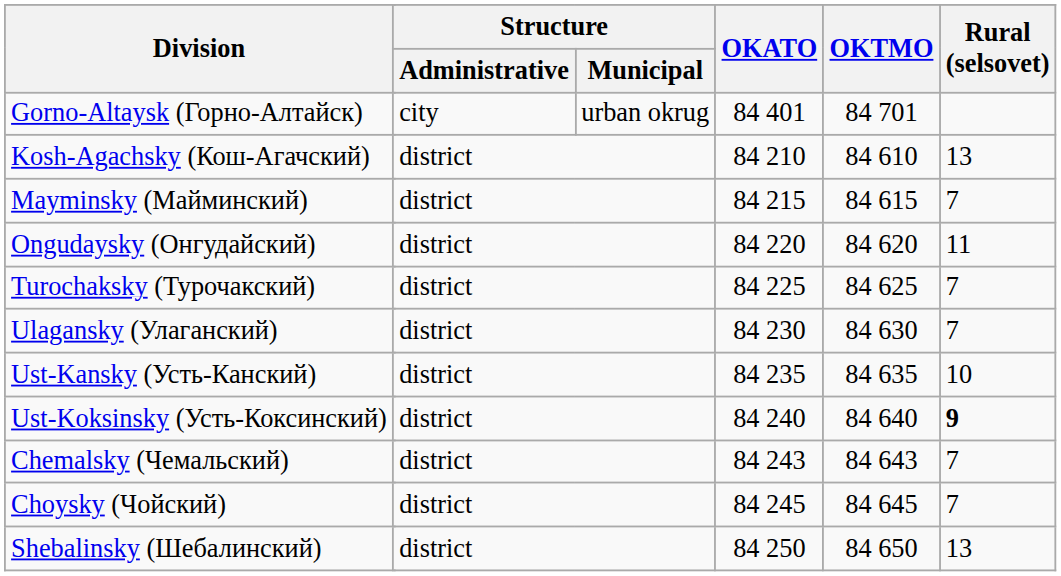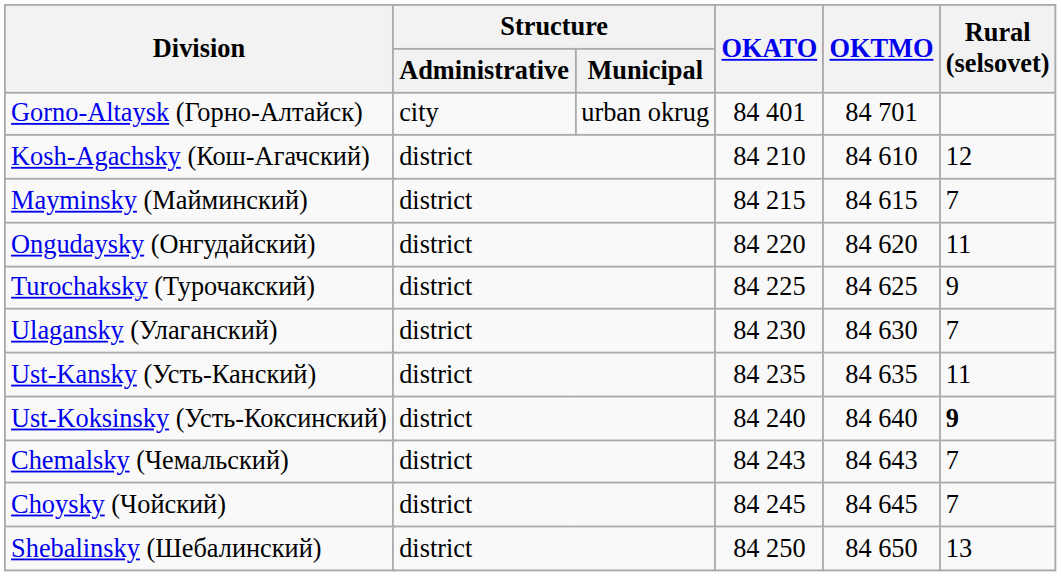(959, 157) 13 -> (959, 157) 12
(952, 287) 7 -> (952, 287) 9
(959, 374) 10 -> (958, 374) 11
